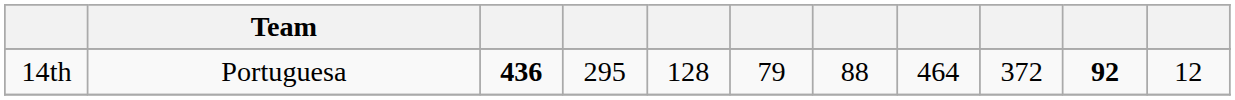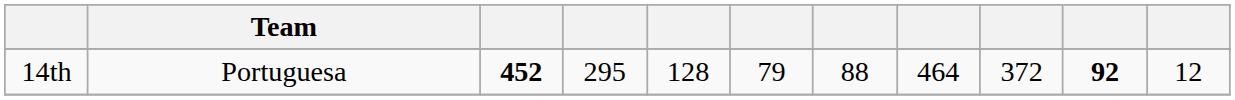(521, 71) 436 -> (521, 71) 452
